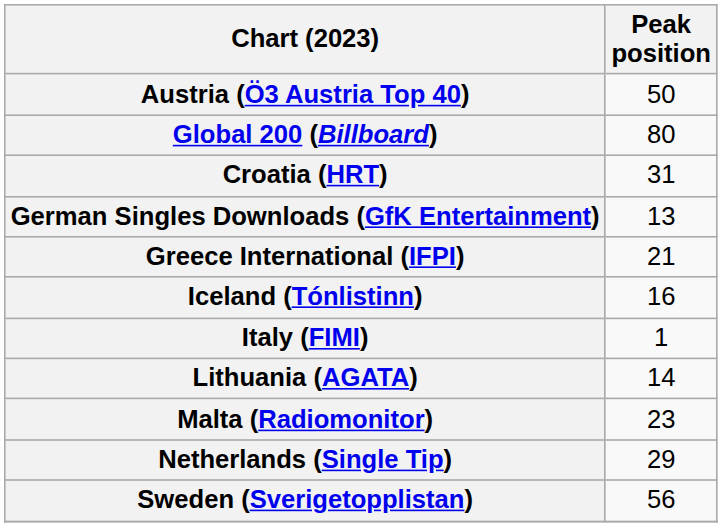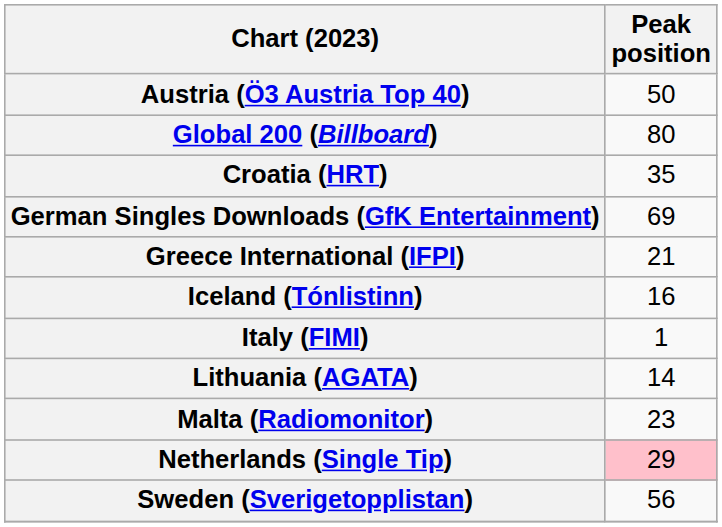(661, 175) 31 -> (661, 175) 35
(661, 216) 13 -> (661, 216) 69
(661, 459) no background -> (661, 459) pink background
